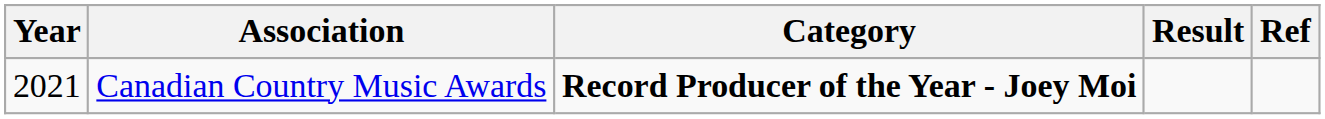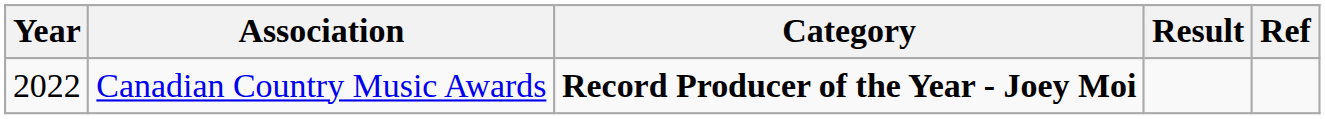(47, 85) 2021 -> (47, 85) 2022
